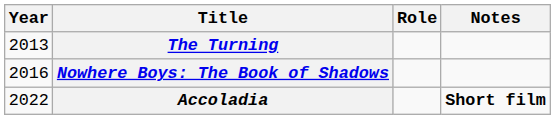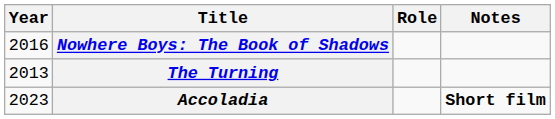rows swapped: (223, 46) <-> (223, 73)
(29, 100) 2022 -> (29, 100) 2023
